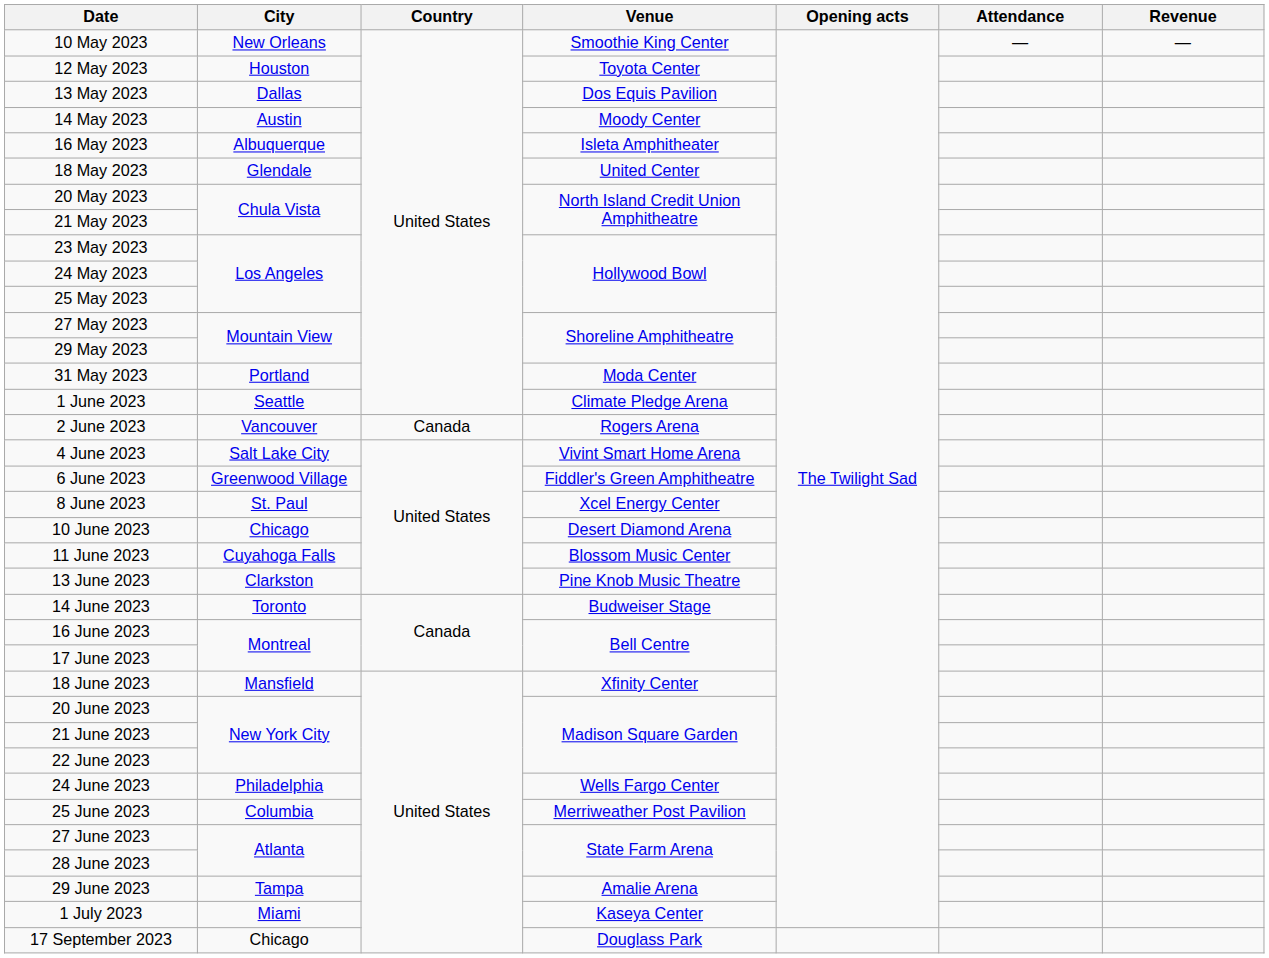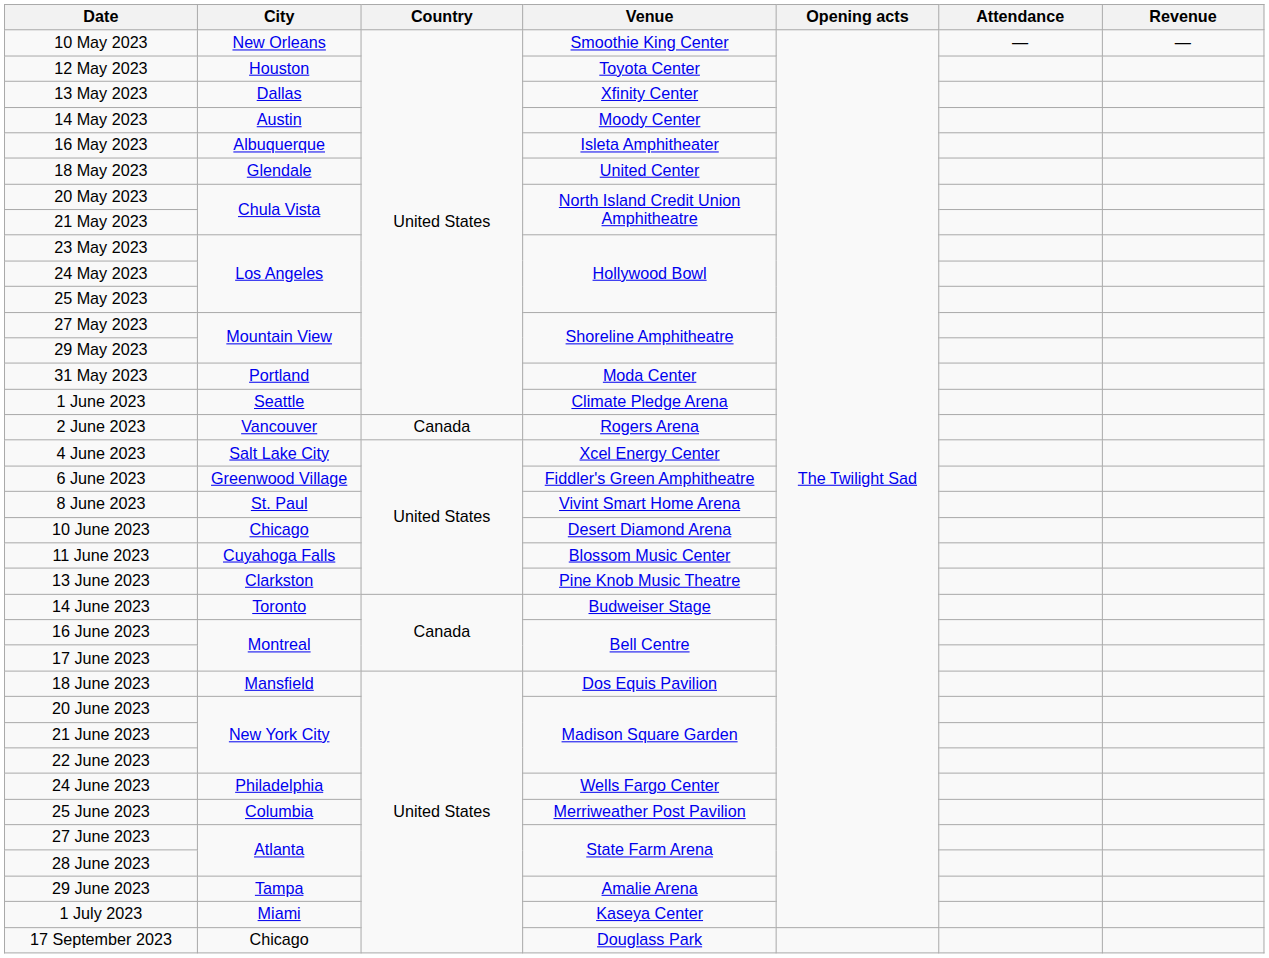(650, 94) Dos Equis Pavilion -> (650, 94) Xfinity Center
(650, 453) Vivint Smart Home Arena -> (650, 453) Xcel Energy Center
(650, 504) Xcel Energy Center -> (650, 504) Vivint Smart Home Arena
(650, 683) Xfinity Center -> (650, 683) Dos Equis Pavilion
